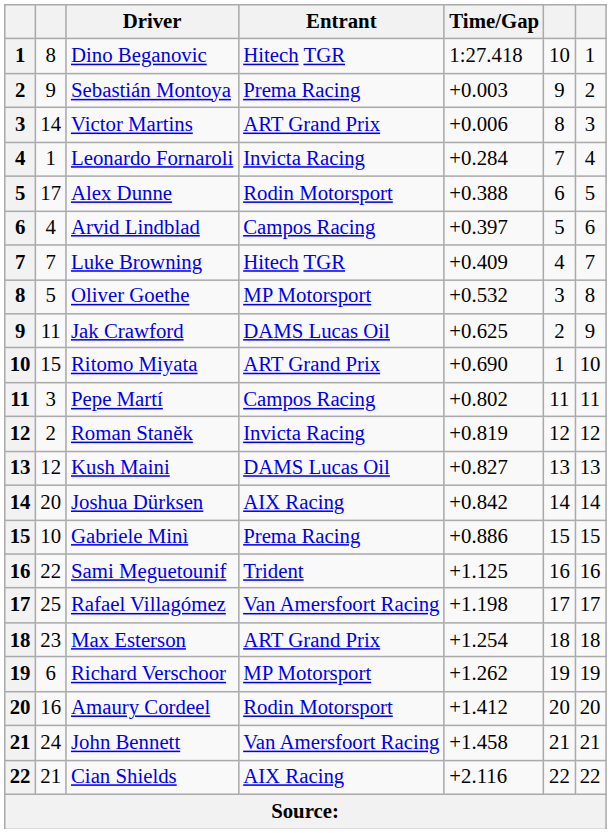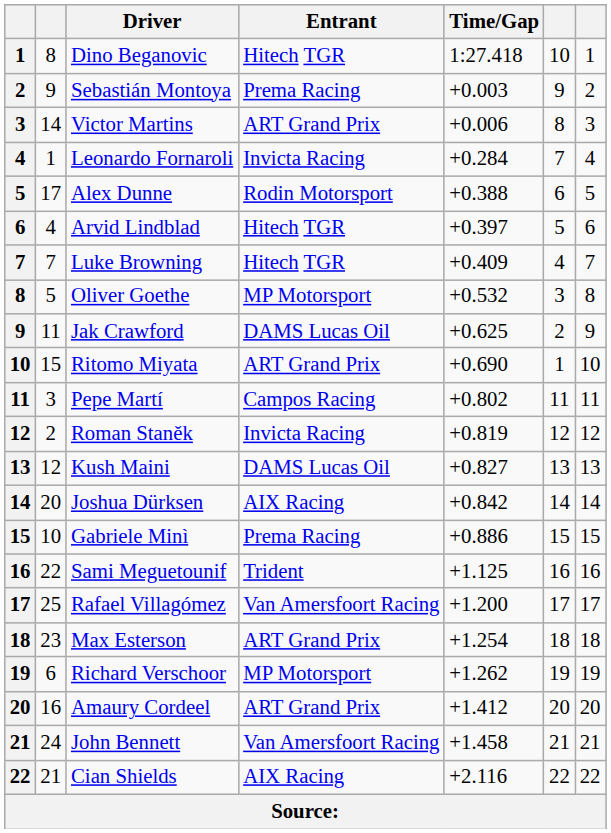(309, 227) Campos Racing -> (294, 227) Hitech TGR
(479, 604) +1.198 -> (479, 604) +1.200
(318, 707) Rodin Motorsport -> (312, 707) ART Grand Prix
